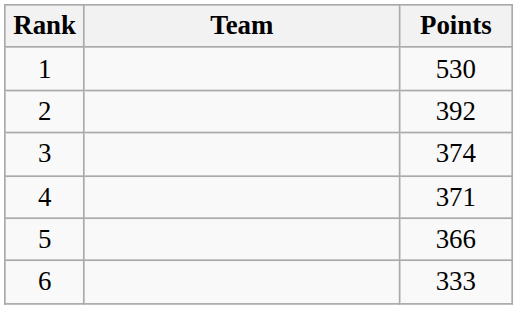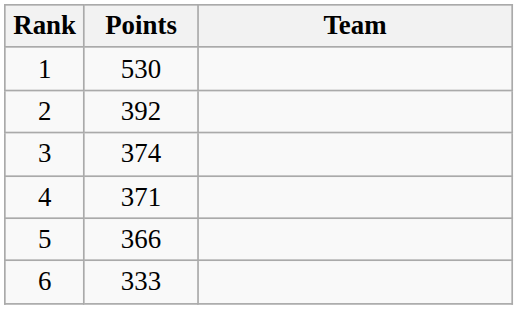columns swapped: (242, 25) <-> (456, 25)
